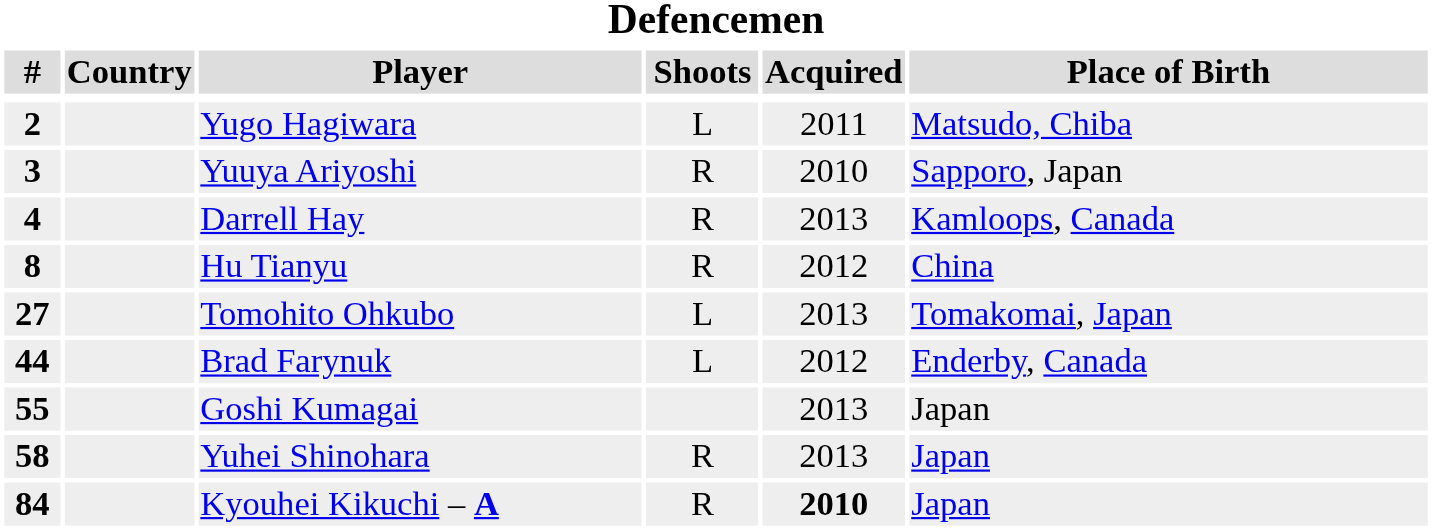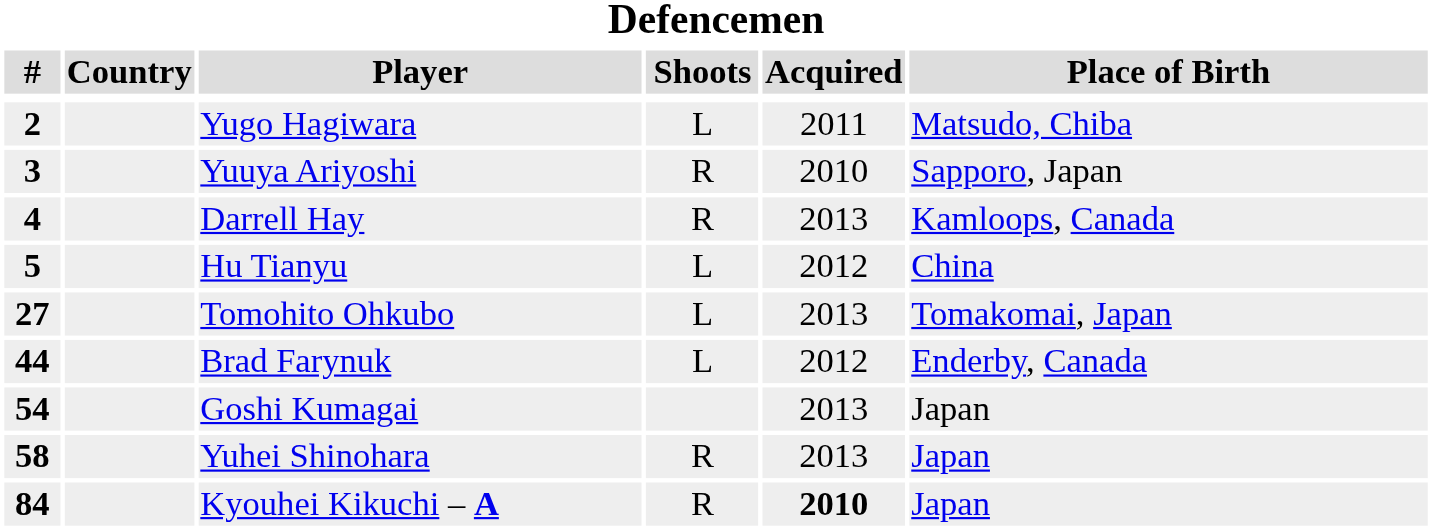(32, 265) 8 -> (32, 265) 5
(702, 265) R -> (702, 265) L
(32, 408) 55 -> (32, 408) 54
